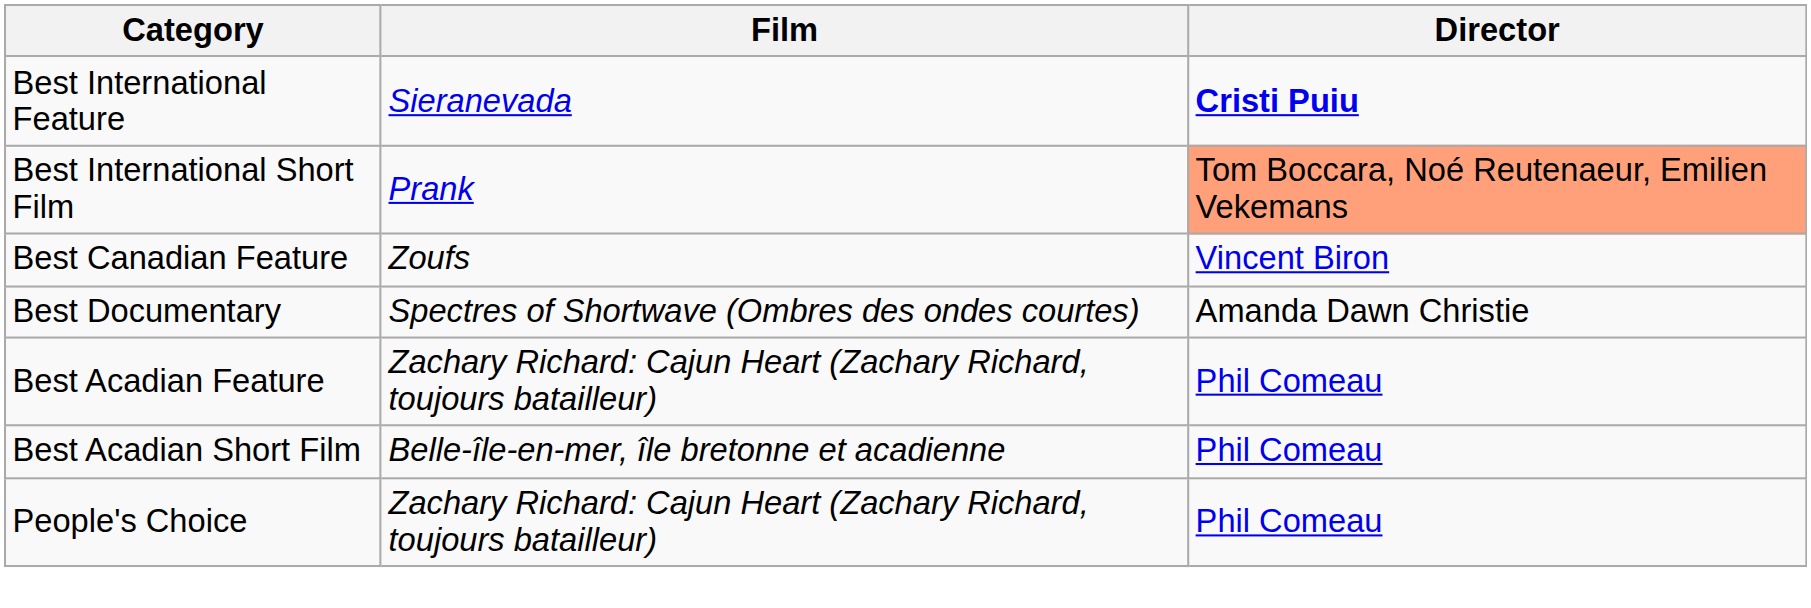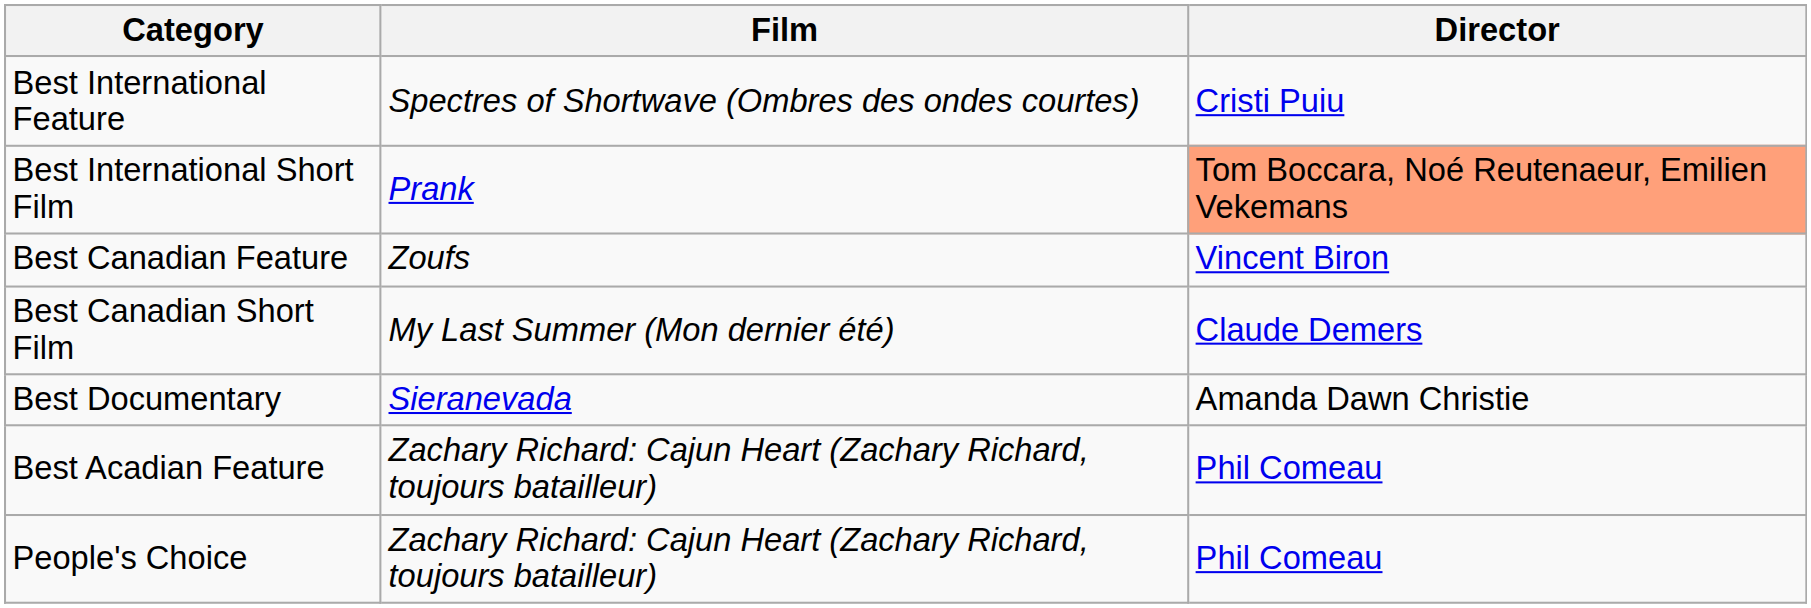(480, 100) Sieranevada -> (764, 100) Spectres of Shortwave (Ombres des ondes courtes)
(1277, 100) bold -> (1270, 100) normal
+ row: (163, 329)
(764, 310) Spectres of Shortwave (Ombres des ondes courtes) -> (480, 399) Sieranevada
- row: (187, 451)
